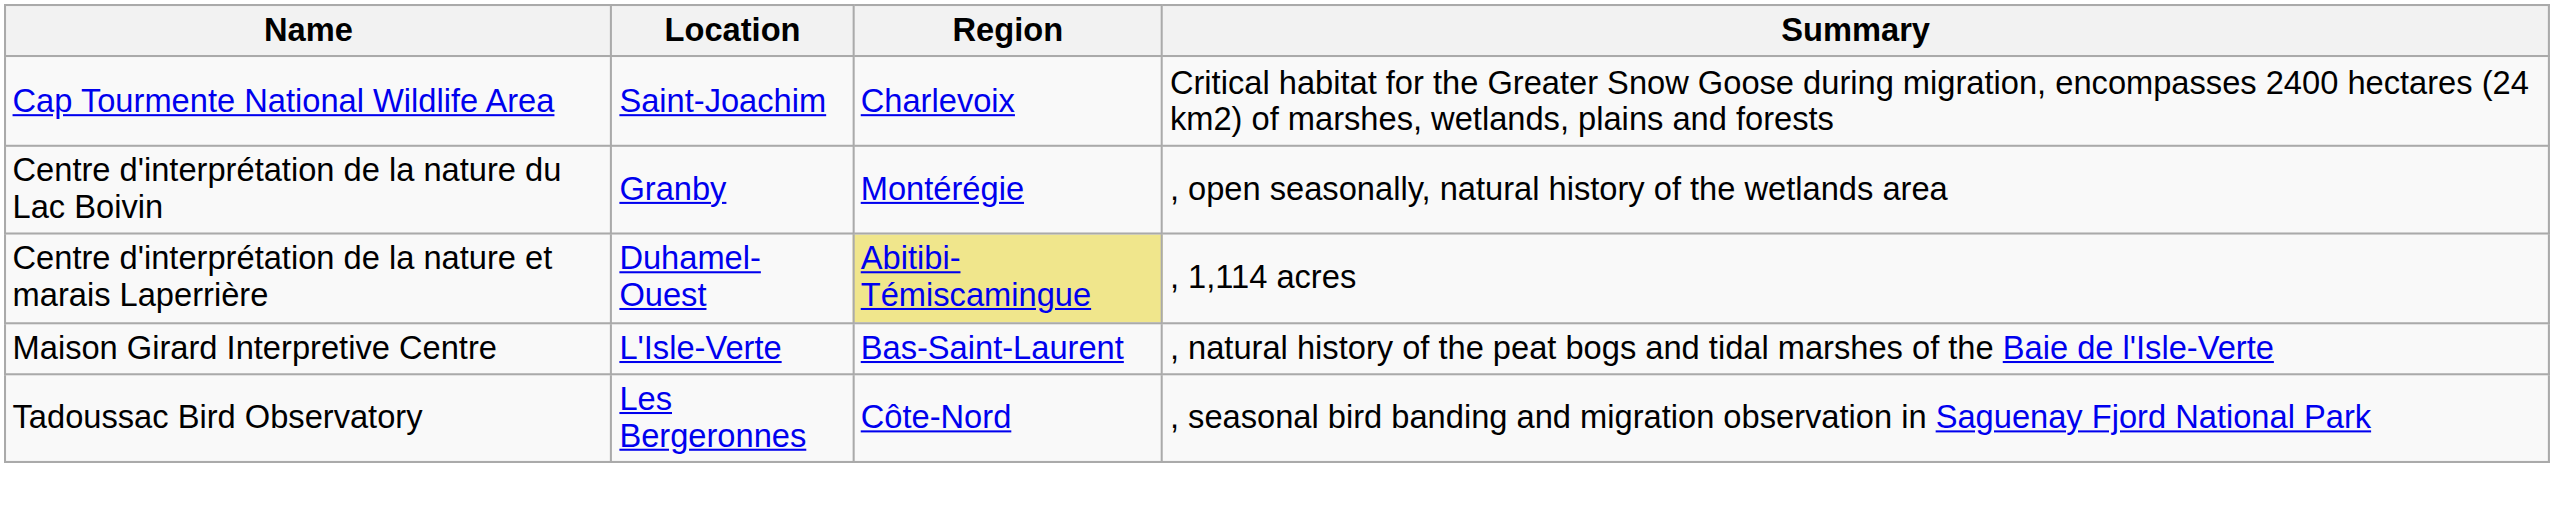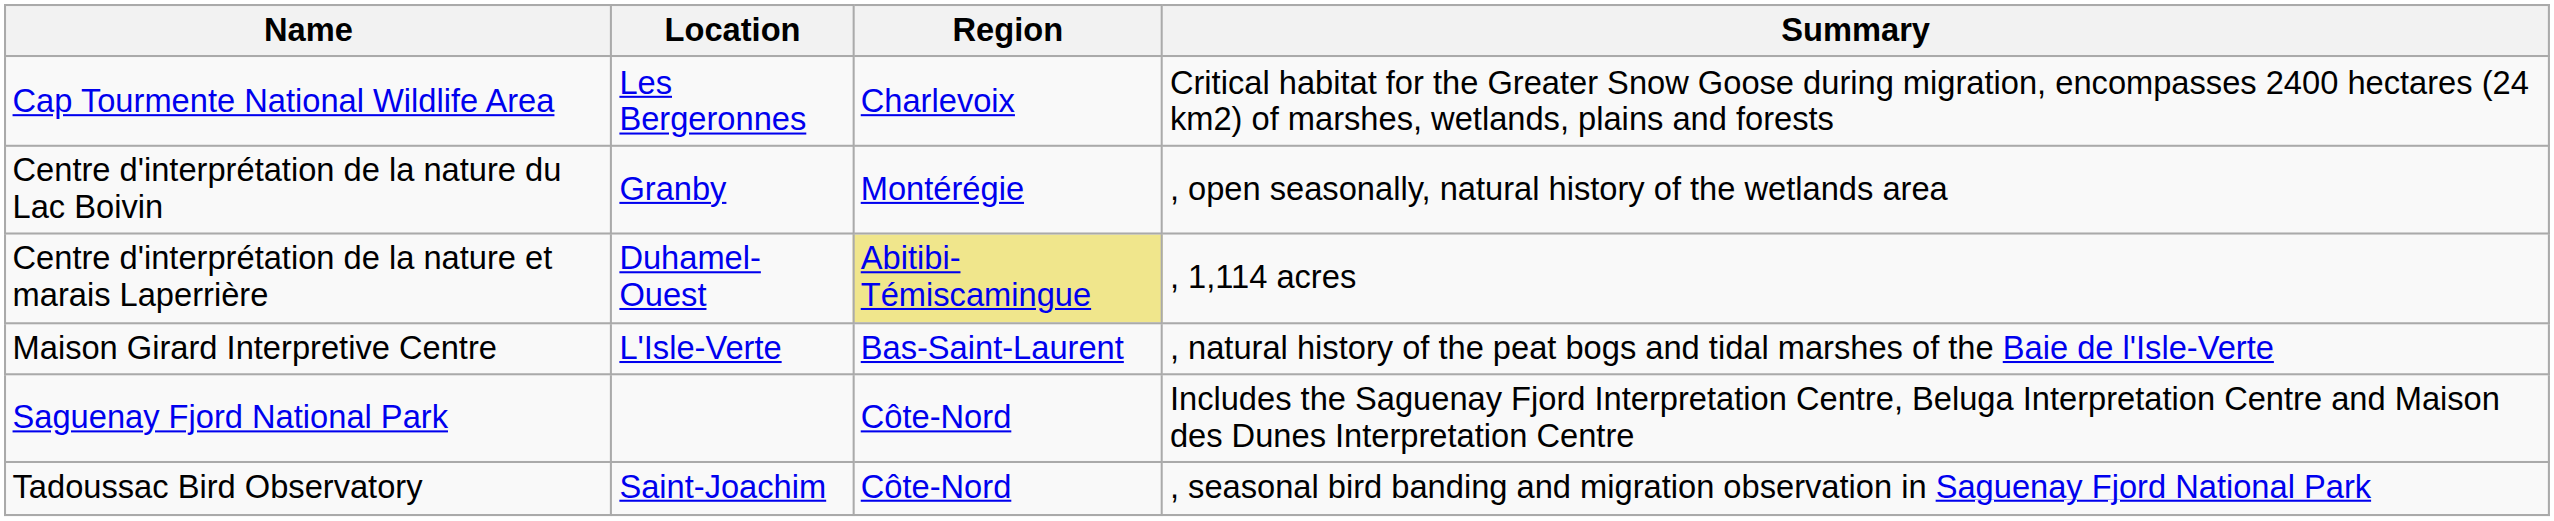(723, 100) Saint-Joachim -> (713, 100) Les Bergeronnes
+ row: (230, 417)
(713, 417) Les Bergeronnes -> (723, 487) Saint-Joachim
